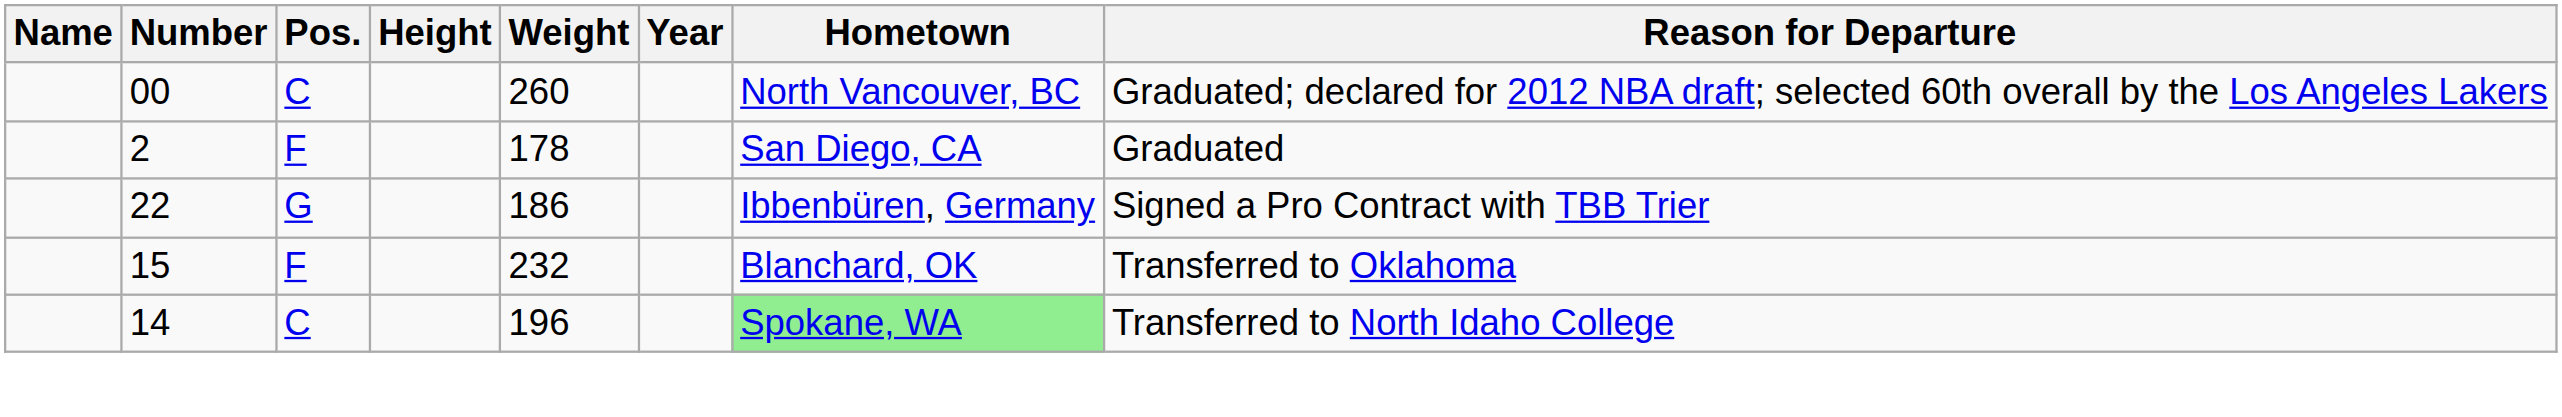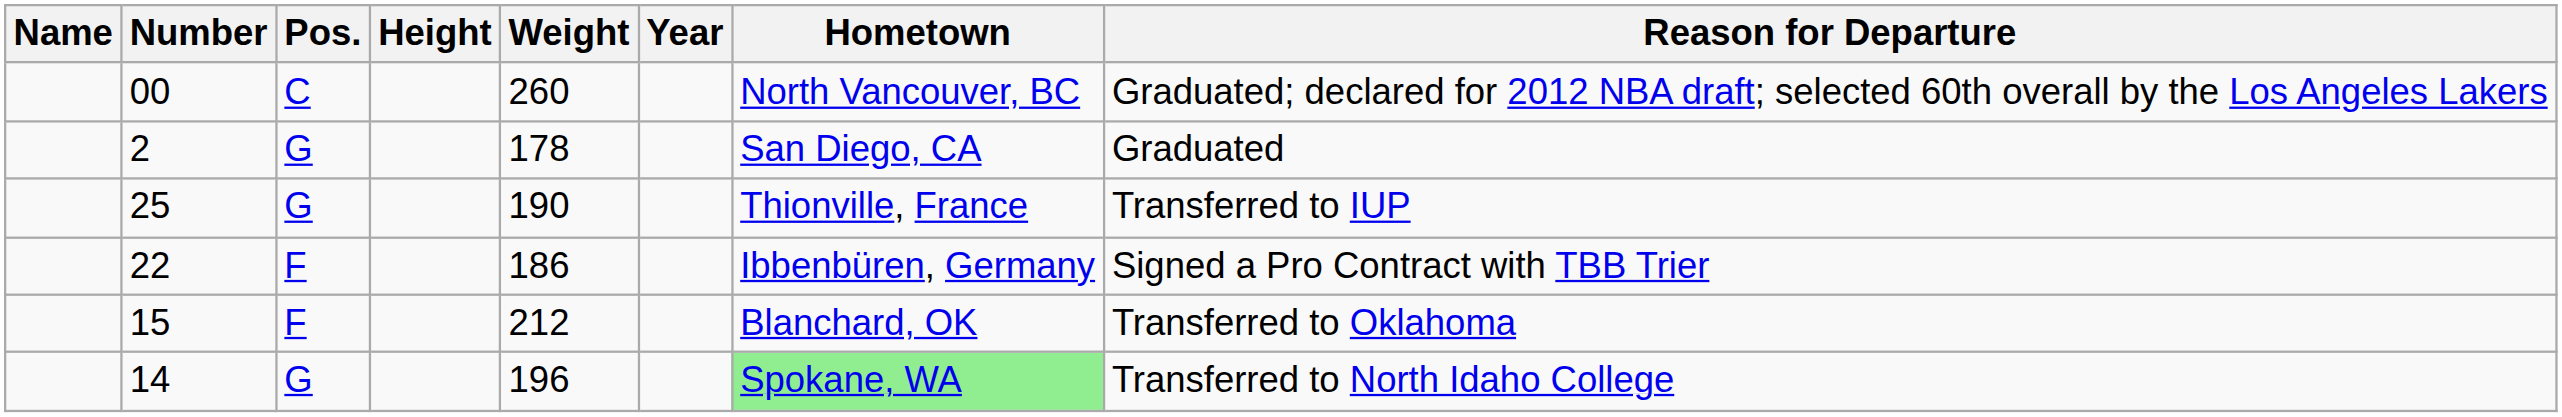(296, 149) F -> (299, 149) G
+ row: (150, 206)
(299, 206) G -> (296, 264) F
(539, 264) 232 -> (539, 322) 212
(298, 322) C -> (299, 380) G
